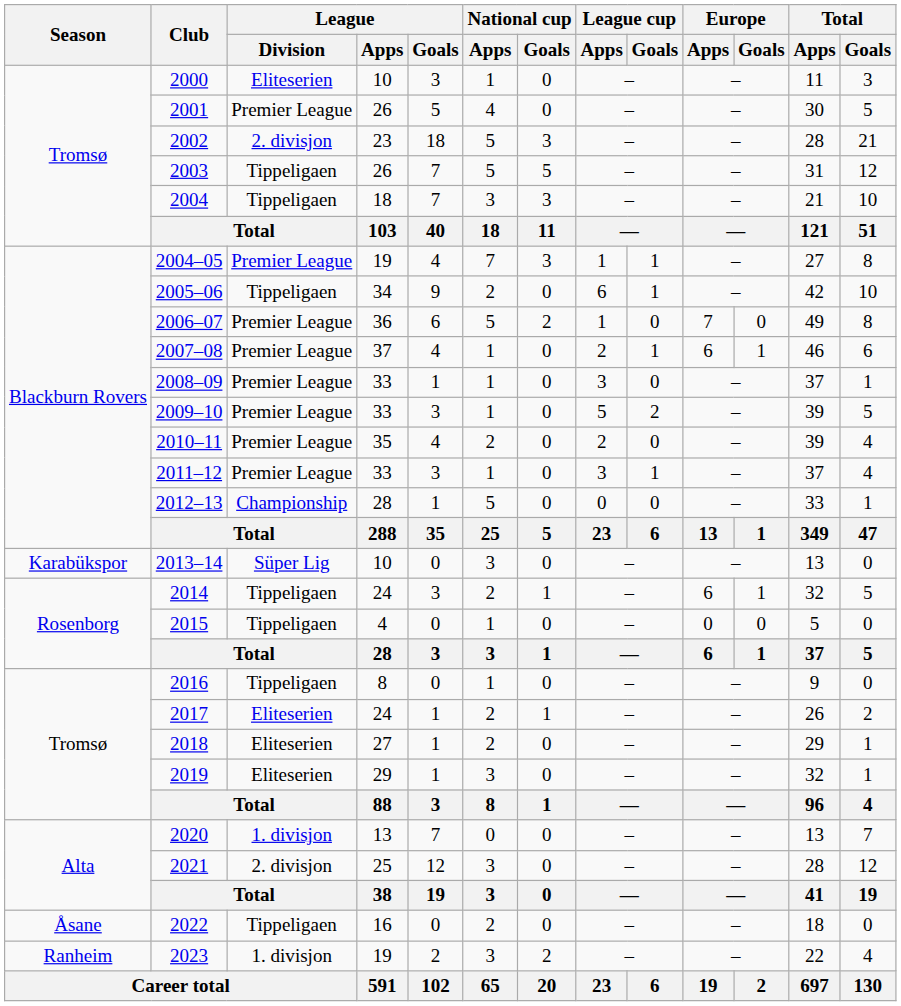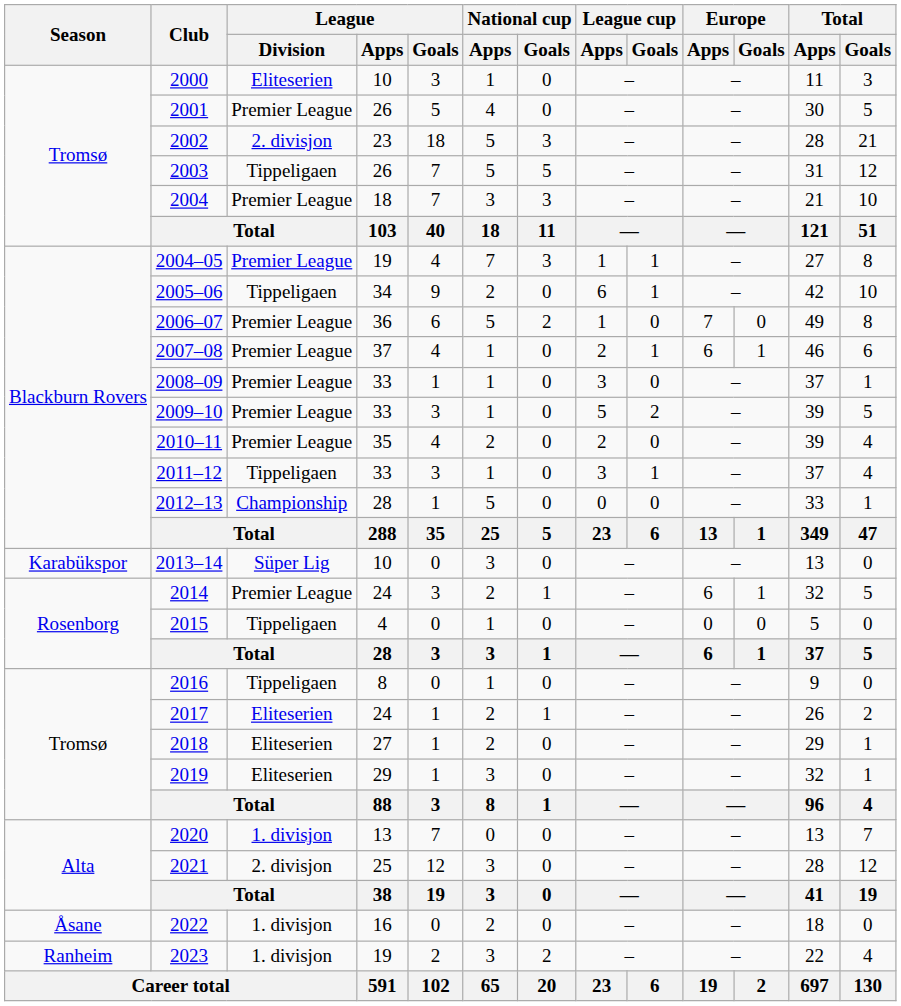(292, 200) Tippeligaen -> (292, 200) Premier League
(292, 472) Premier League -> (292, 472) Tippeligaen
(292, 593) Tippeligaen -> (292, 593) Premier League
(292, 925) Tippeligaen -> (292, 925) 1. divisjon
